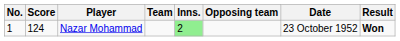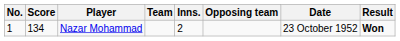(36, 28) 124 -> (36, 28) 134
(180, 28) lightgreen background -> (180, 28) no background
